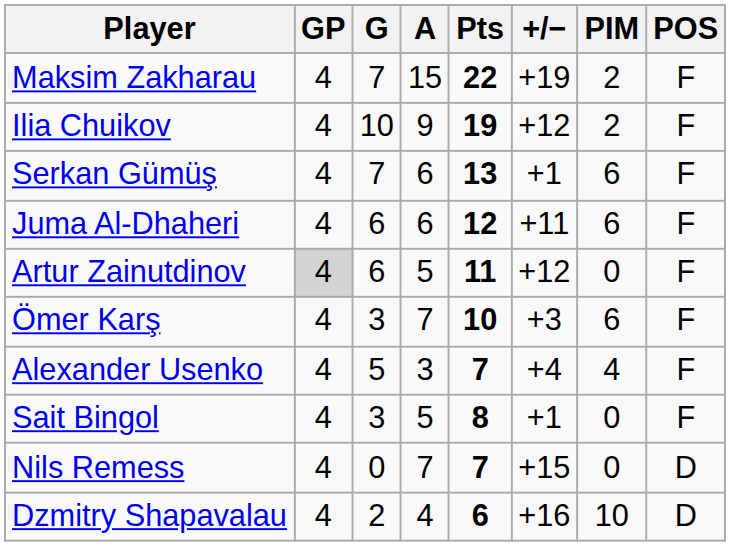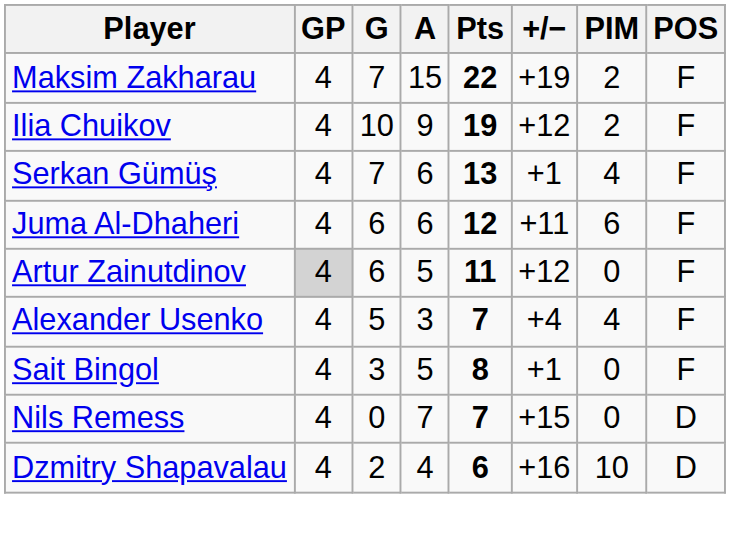(612, 175) 6 -> (612, 175) 4
- row: (86, 321)
